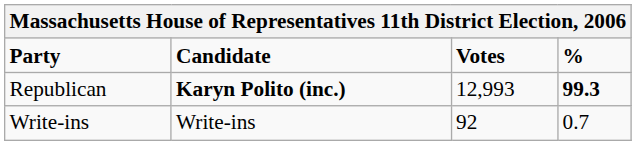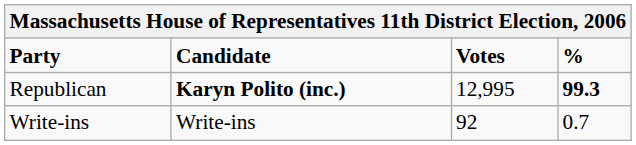(485, 88) 12,993 -> (485, 88) 12,995
